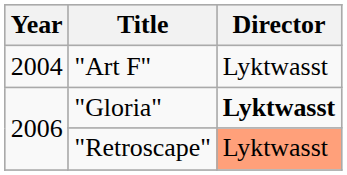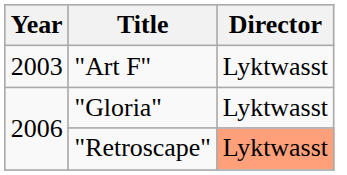(37, 66) 2004 -> (37, 66) 2003
(279, 107) bold -> (275, 107) normal
